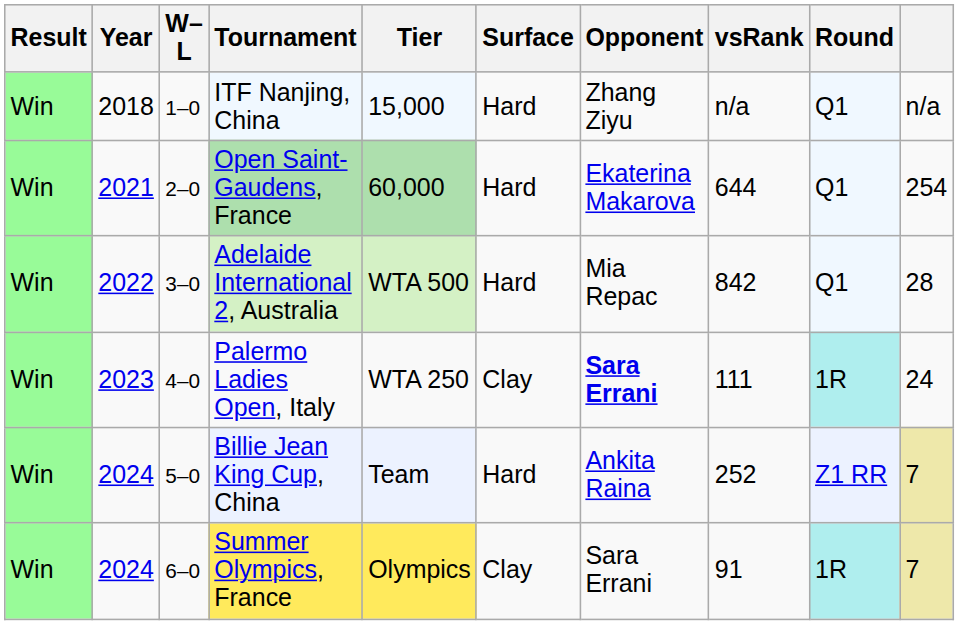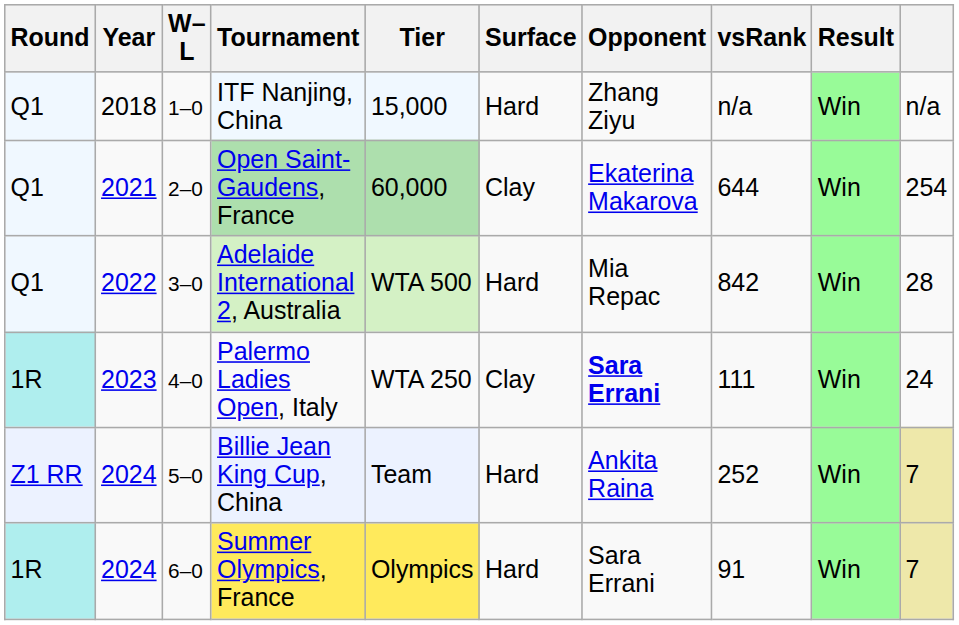columns swapped: (49, 38) <-> (855, 38)
(509, 187) Hard -> (510, 187) Clay
(507, 570) Clay -> (512, 570) Hard
